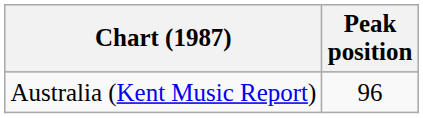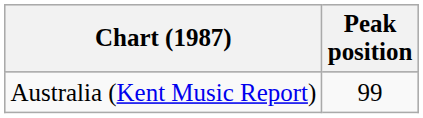(370, 91) 96 -> (370, 91) 99
